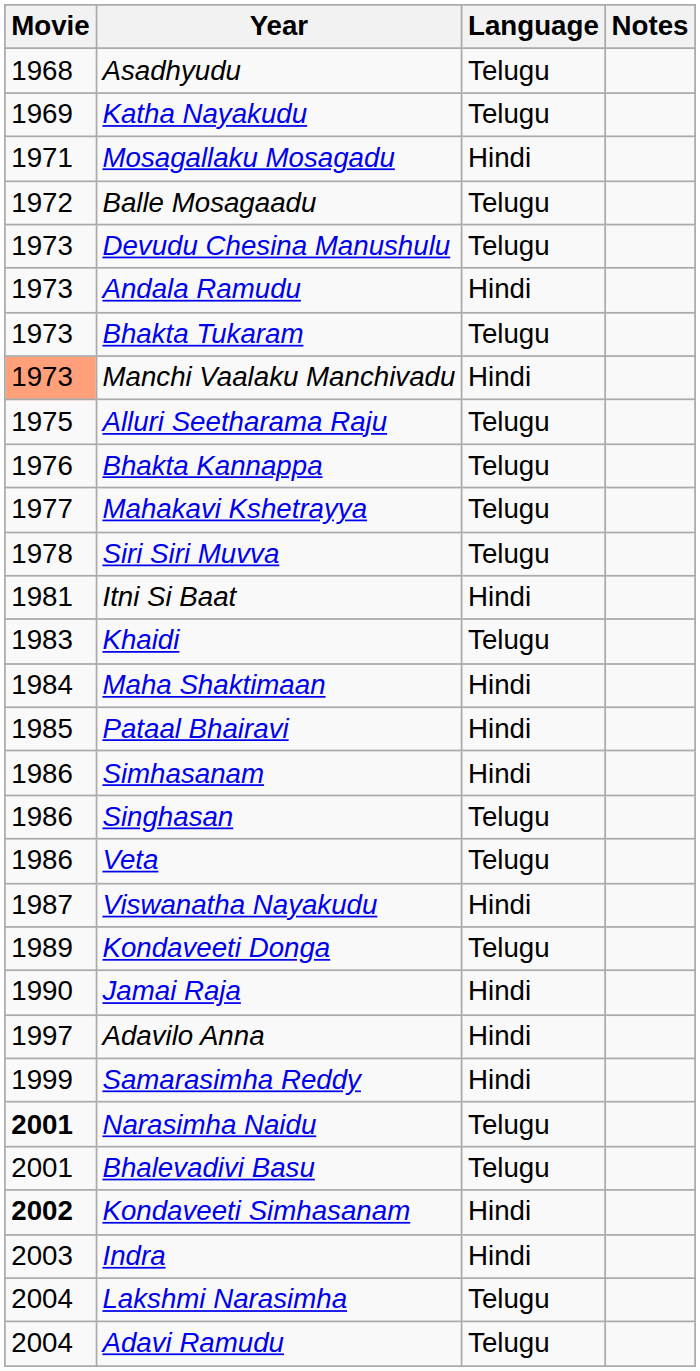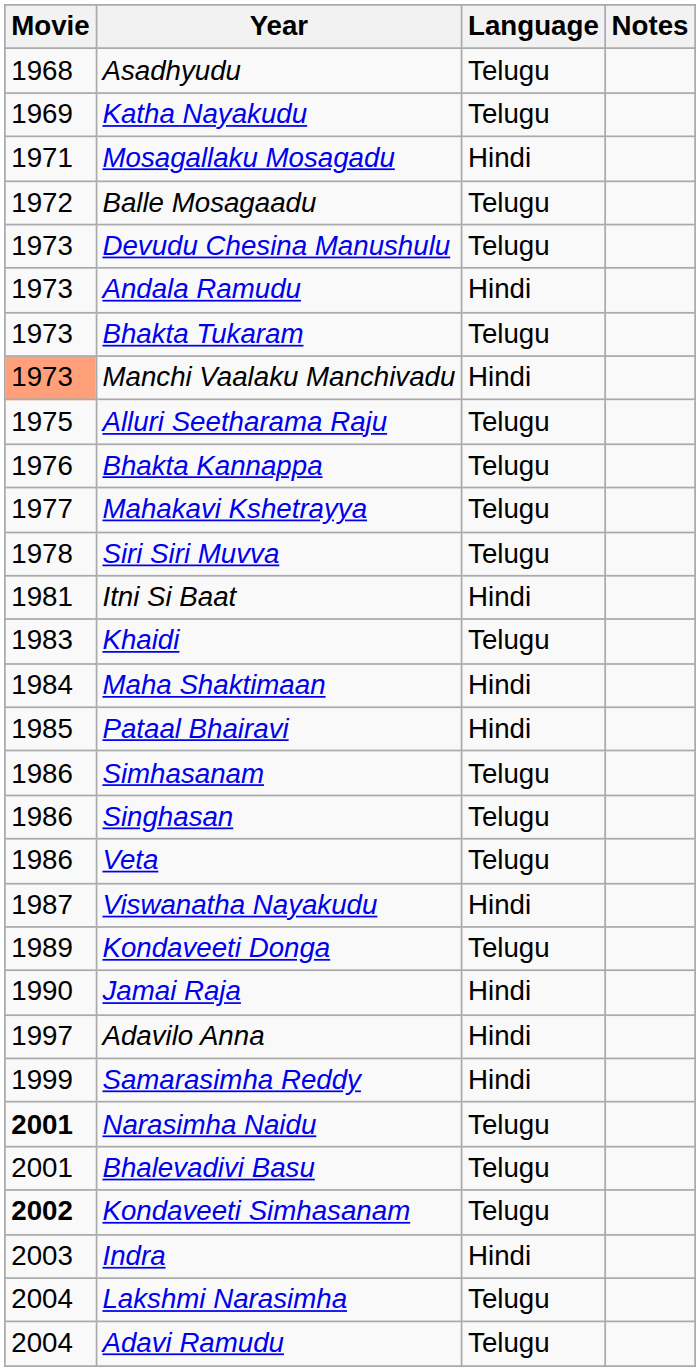(500, 772) Hindi -> (509, 772) Telugu
(500, 1211) Hindi -> (509, 1211) Telugu
